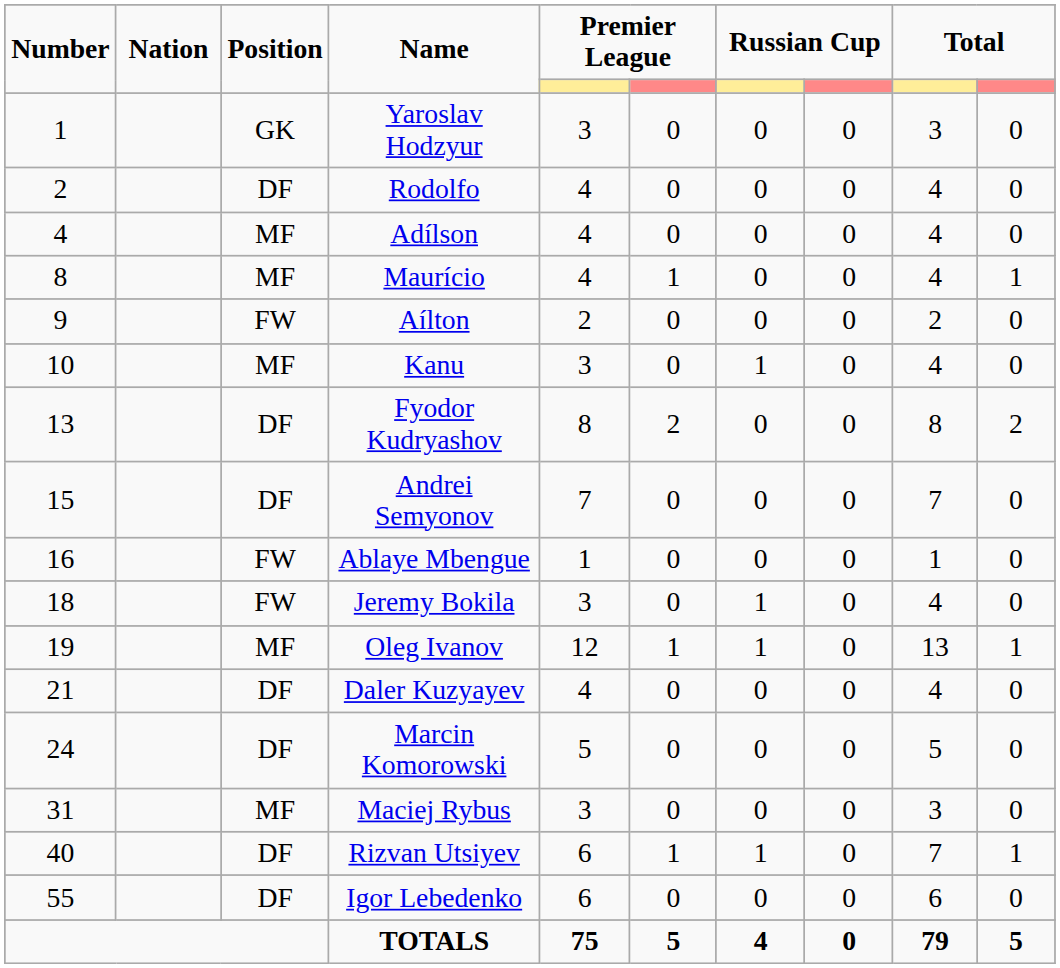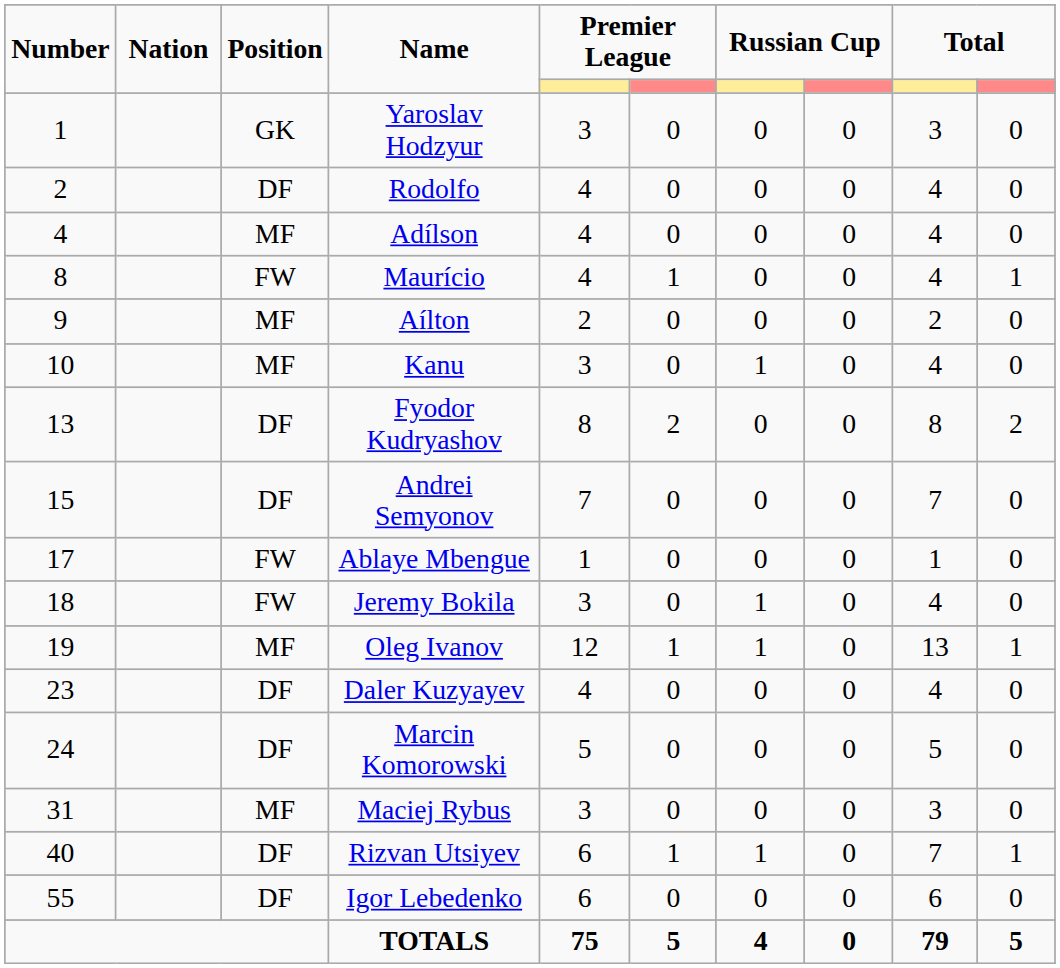(275, 277) MF -> (275, 277) FW
(275, 320) FW -> (275, 320) MF
(60, 558) 16 -> (60, 558) 17
(60, 690) 21 -> (60, 690) 23
